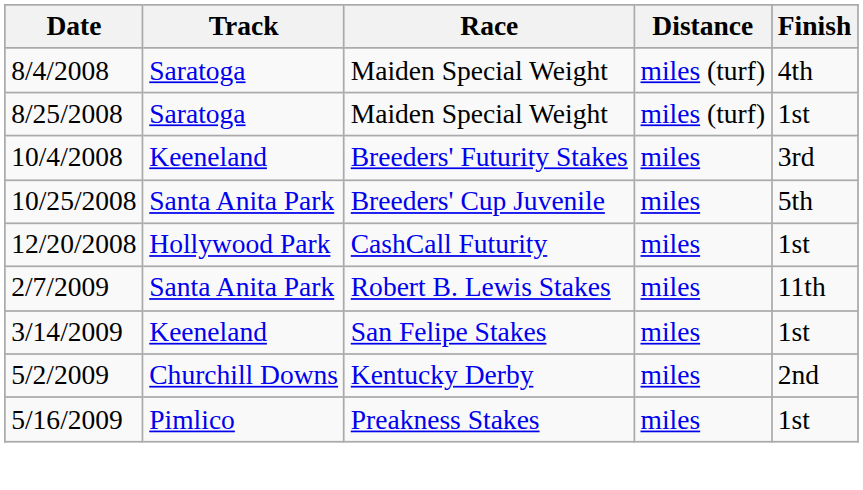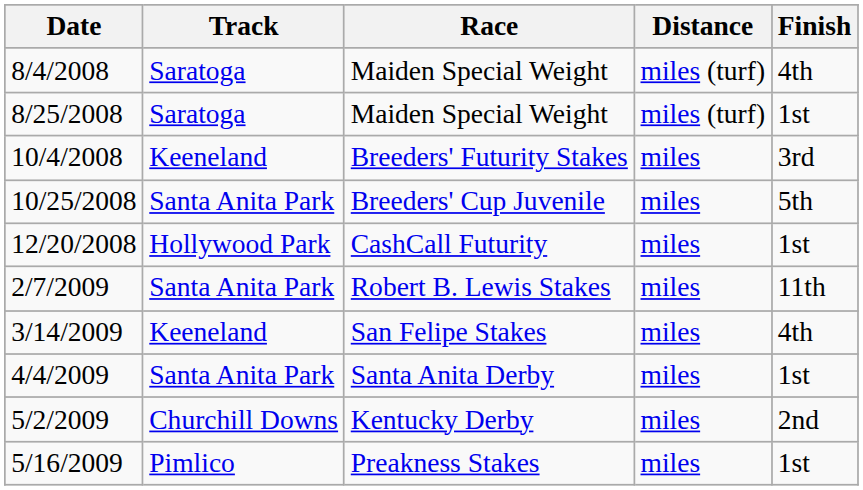(794, 331) 1st -> (795, 331) 4th
+ row: (60, 375)
